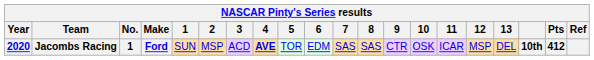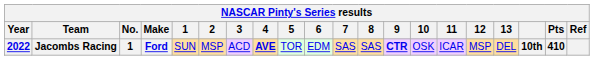(18, 47) 2020 -> (18, 47) 2022
(397, 47) normal -> (397, 47) bold
(556, 47) 412 -> (556, 47) 410
